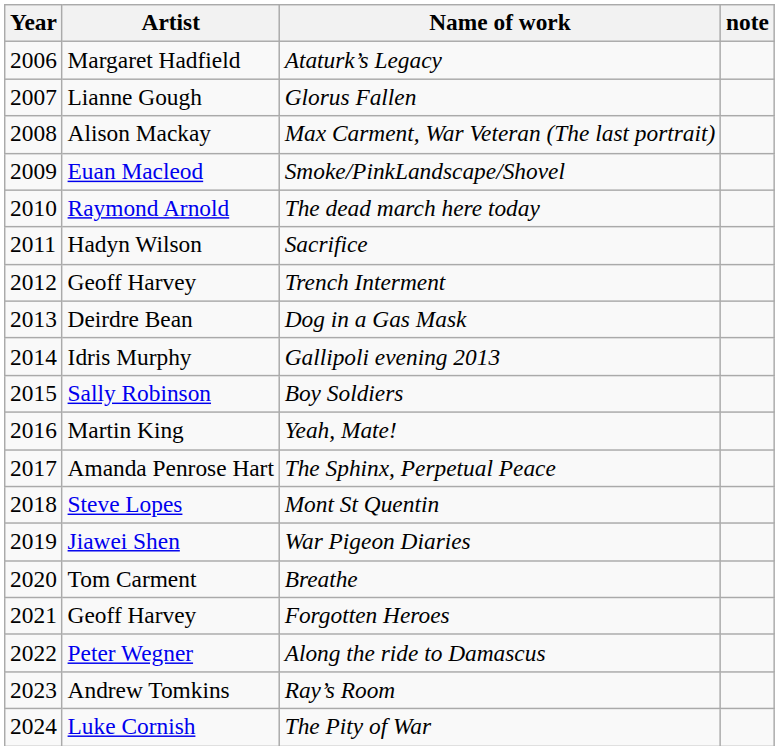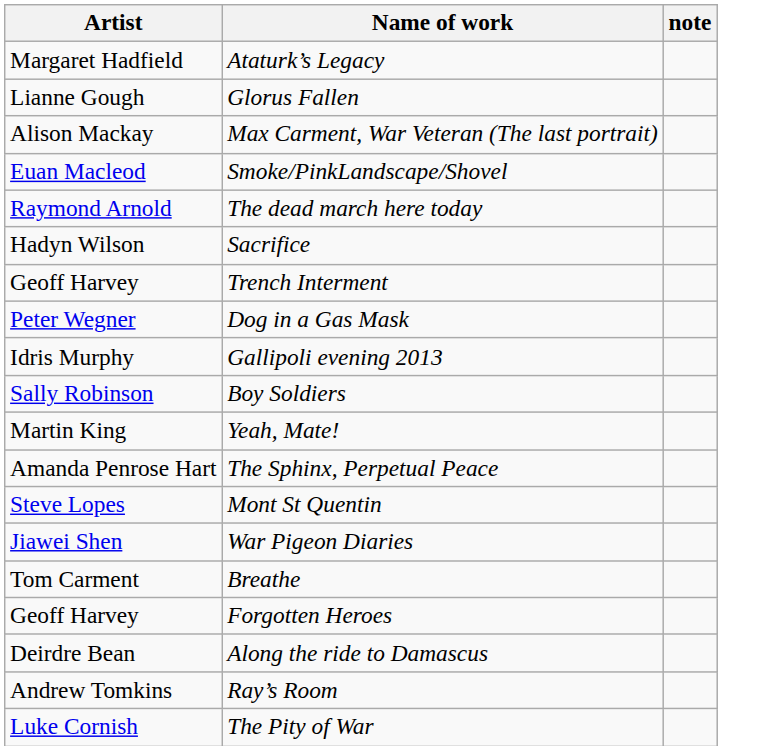- column: (33, 23)
(130, 319) Deirdre Bean -> (73, 319) Peter Wegner
(130, 652) Peter Wegner -> (73, 652) Deirdre Bean
